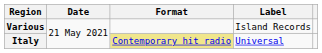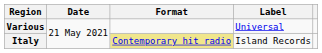(273, 26) Island Records -> (260, 26) Universal
(260, 41) Universal -> (273, 41) Island Records
